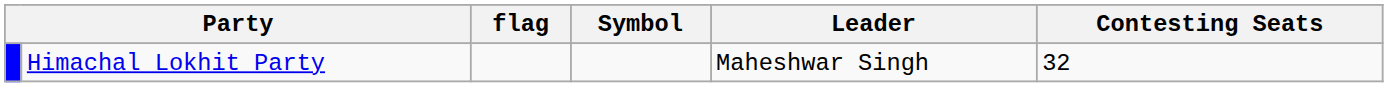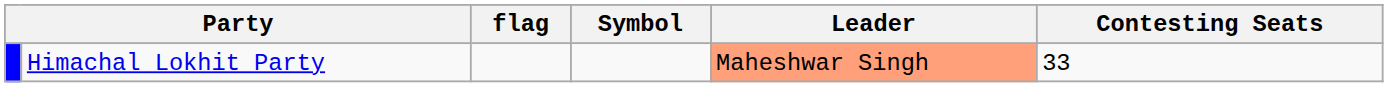(823, 63) no background -> (823, 63) lightsalmon background
(1056, 63) 32 -> (1056, 63) 33
